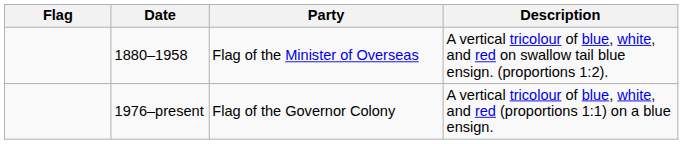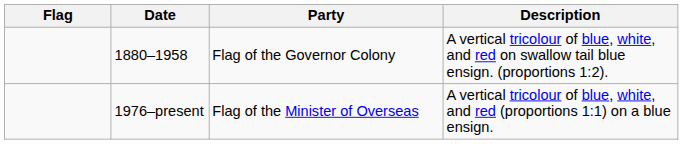(316, 55) Flag of the Minister of Overseas -> (304, 55) Flag of the Governor Colony
(304, 111) Flag of the Governor Colony -> (316, 111) Flag of the Minister of Overseas
